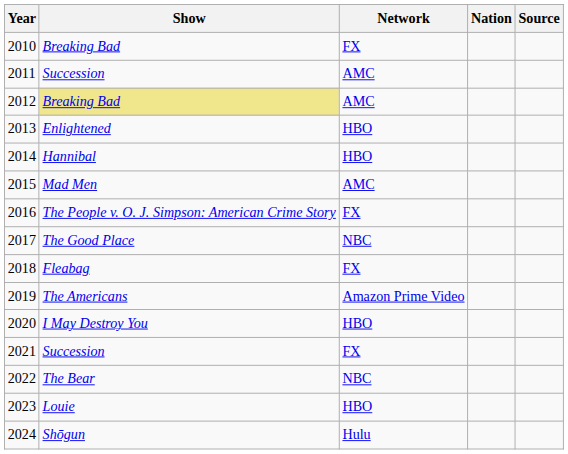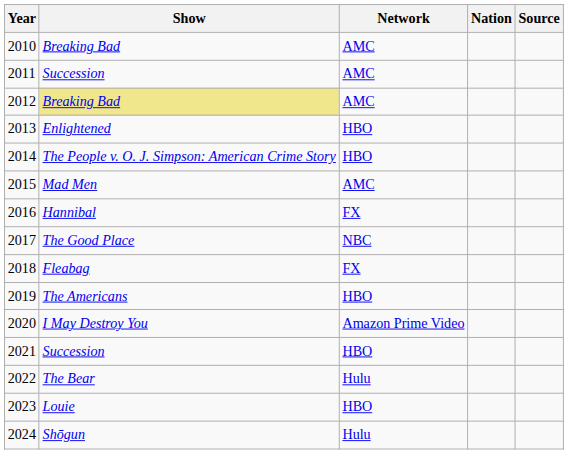(351, 45) FX -> (359, 45) AMC
(69, 157) Hannibal -> (189, 157) The People v. O. J. Simpson: American Crime Story
(189, 212) The People v. O. J. Simpson: American Crime Story -> (69, 212) Hannibal
(403, 295) Amazon Prime Video -> (357, 295) HBO
(357, 323) HBO -> (403, 323) Amazon Prime Video
(351, 351) FX -> (357, 351) HBO
(357, 379) NBC -> (357, 379) Hulu
